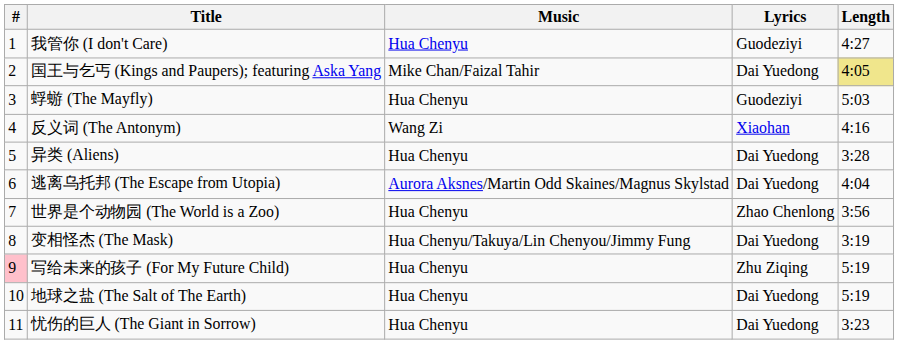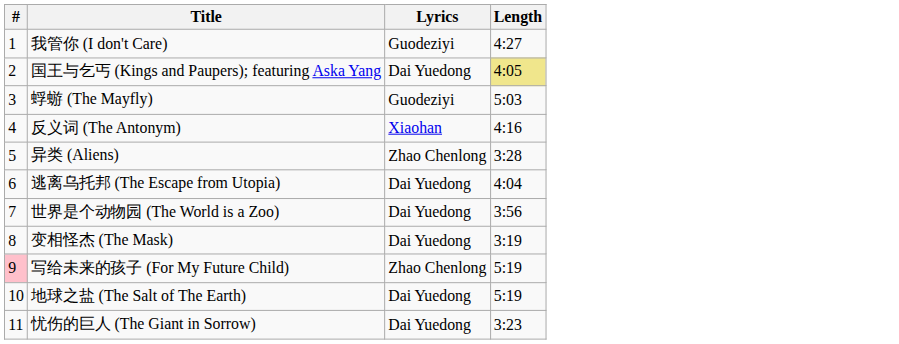- column: (559, 17)
(777, 156) Dai Yuedong -> (437, 156) Zhao Chenlong
(785, 212) Zhao Chenlong -> (430, 212) Dai Yuedong
(772, 268) Zhu Ziqing -> (437, 268) Zhao Chenlong
